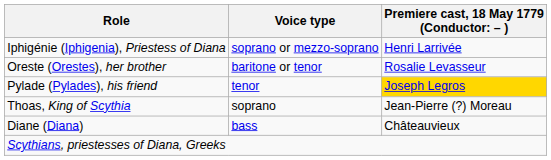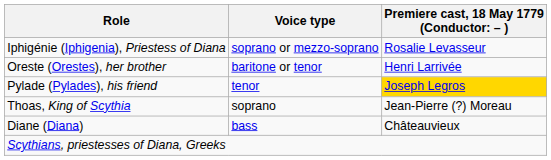(423, 47) Henri Larrivée -> (435, 47) Rosalie Levasseur
(435, 67) Rosalie Levasseur -> (423, 67) Henri Larrivée
